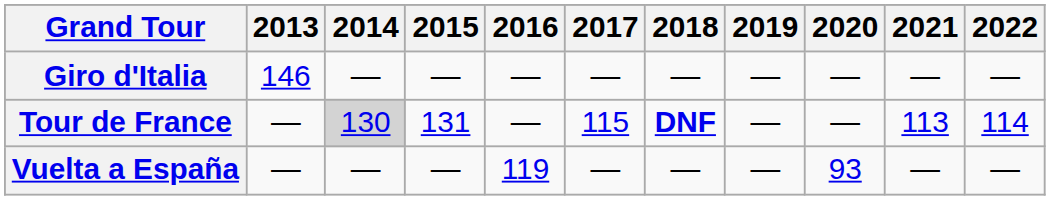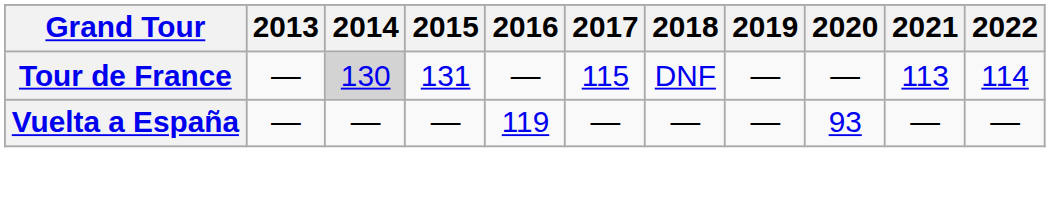- row: (125, 75)
(685, 122) bold -> (685, 75) normal
